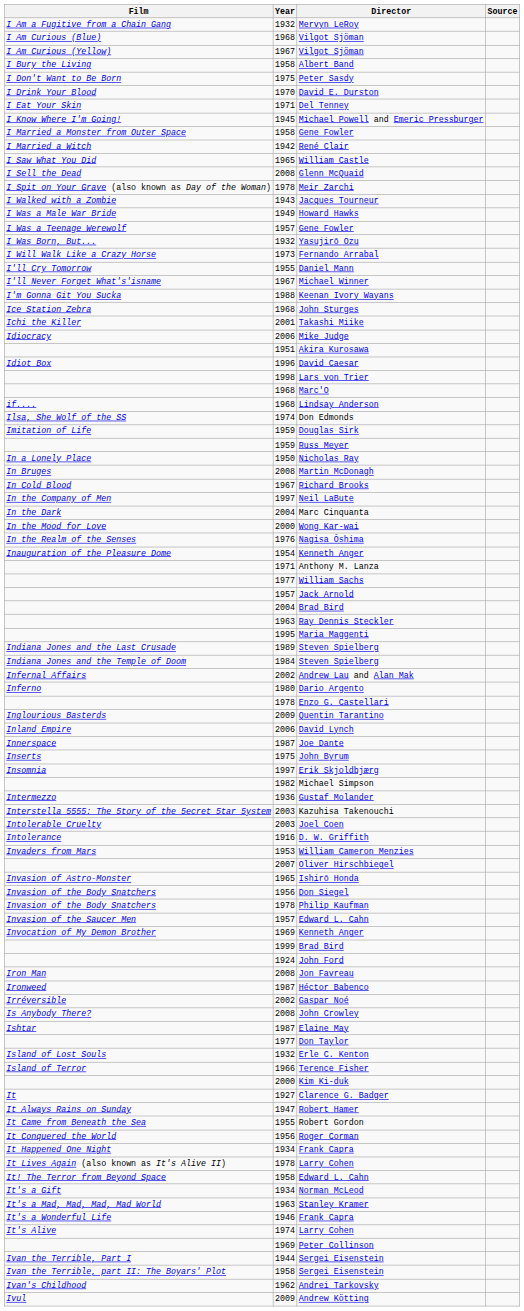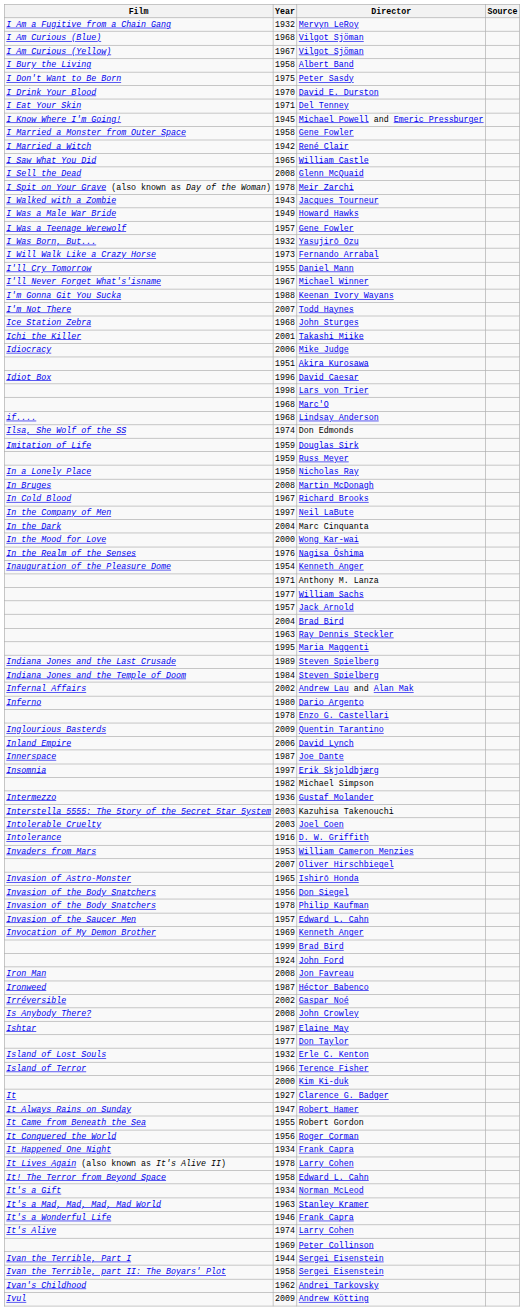+ row: (285, 309)
- row: (285, 757)
